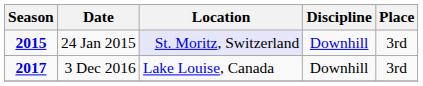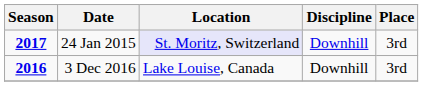(31, 43) 2015 -> (31, 43) 2017
(31, 68) 2017 -> (31, 68) 2016
